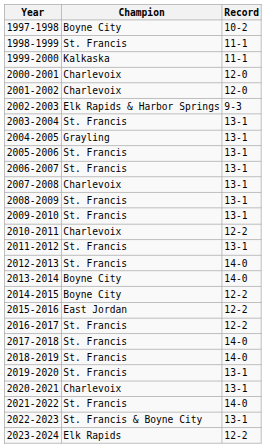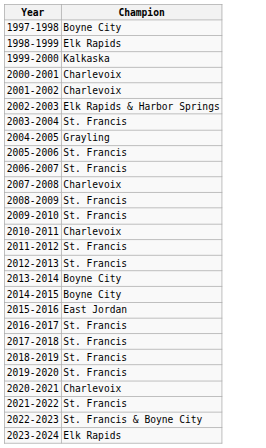- column: (242, 12)
(95, 44) St. Francis -> (92, 44) Elk Rapids
